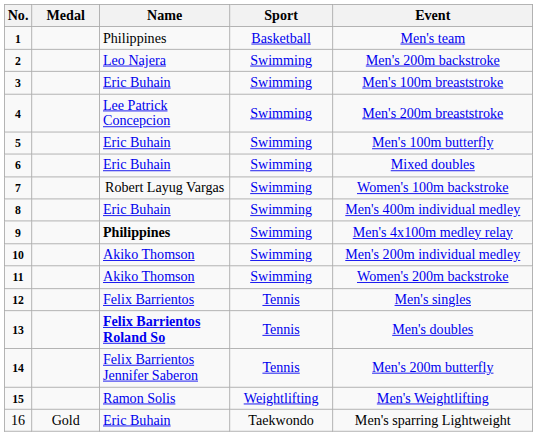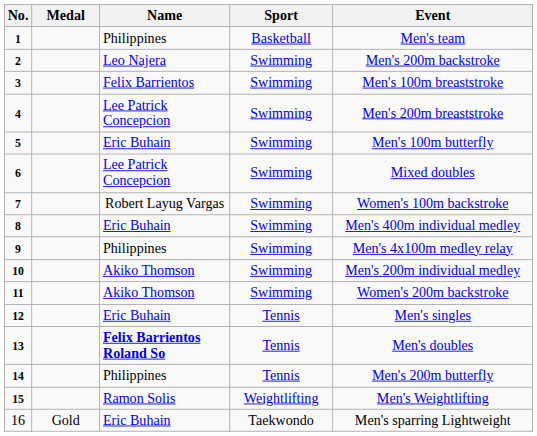(137, 82) Eric Buhain -> (149, 82) Felix Barrientos
(137, 165) Eric Buhain -> (137, 173) Lee Patrick Concepcion
(137, 232) bold -> (135, 248) normal
(149, 299) Felix Barrientos -> (137, 315) Eric Buhain
(151, 367) Felix Barrientos Jennifer Saberon -> (135, 375) Philippines
